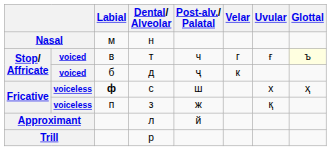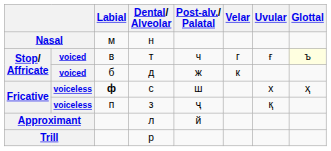(198, 72) ҷ -> (198, 72) ж
(198, 105) ж -> (198, 105) ҷ
